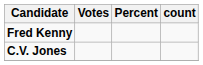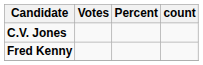rows swapped: (40, 32) <-> (37, 51)
